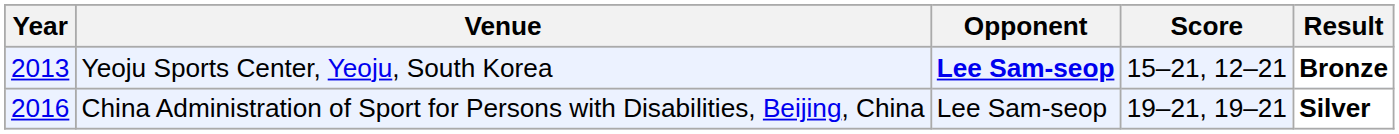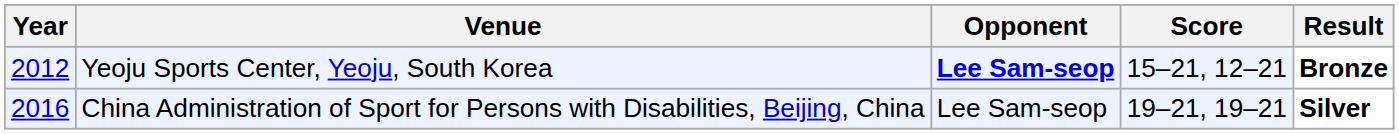(40, 67) 2013 -> (40, 67) 2012
